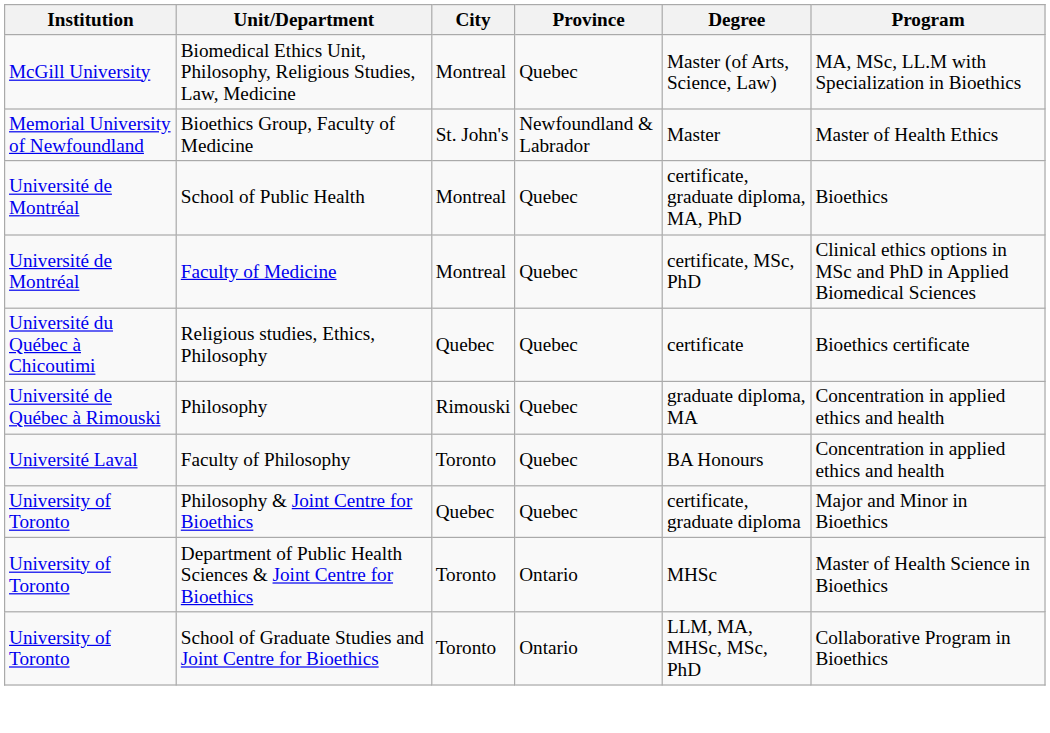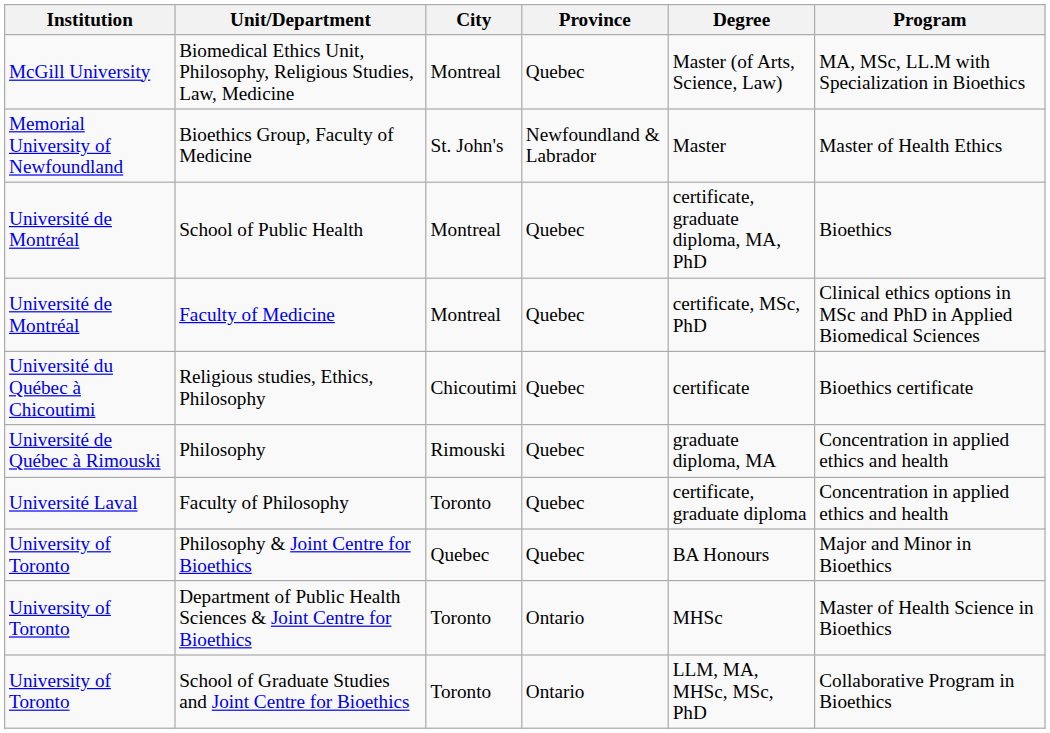(465, 344) Quebec -> (474, 387) Chicoutimi
(715, 459) BA Honours -> (740, 502) certificate, graduate diploma
(734, 511) certificate, graduate diploma -> (721, 554) BA Honours
